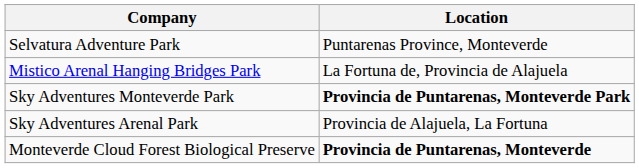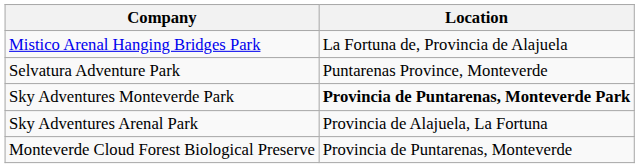rows swapped: (135, 70) <-> (95, 44)
(457, 149) bold -> (447, 149) normal
